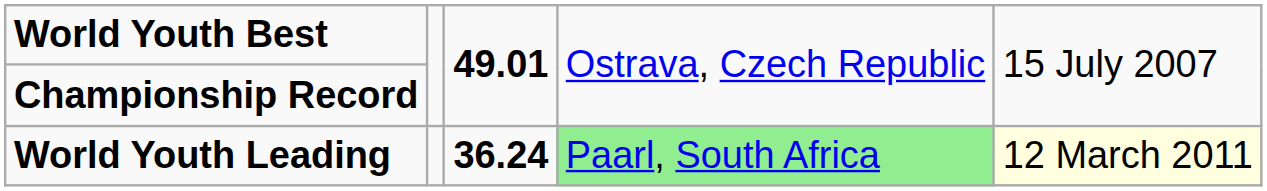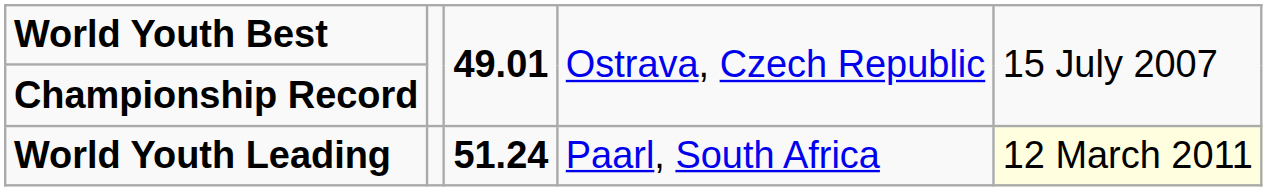(501, 154) 36.24 -> (501, 154) 51.24
(723, 154) lightgreen background -> (723, 154) no background
